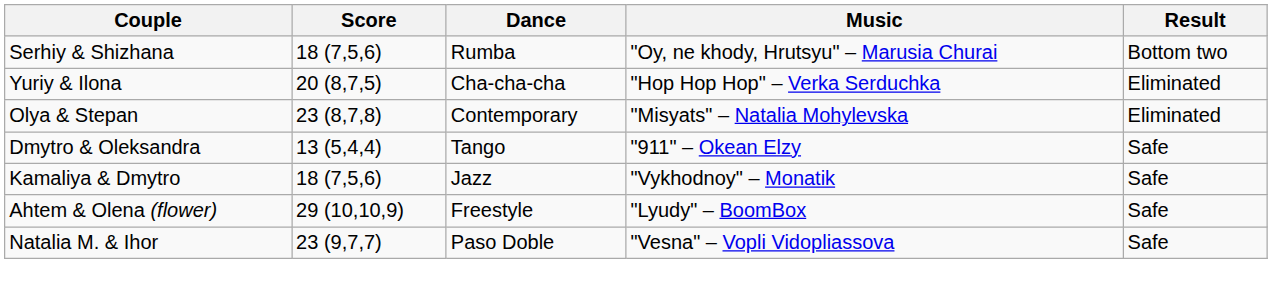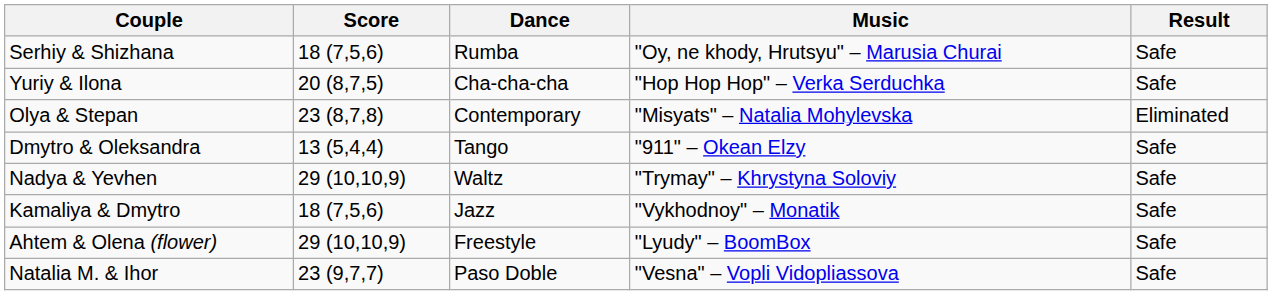(1178, 52) Bottom two -> (1156, 52) Safe
(1174, 83) Eliminated -> (1156, 83) Safe
+ row: (83, 178)
